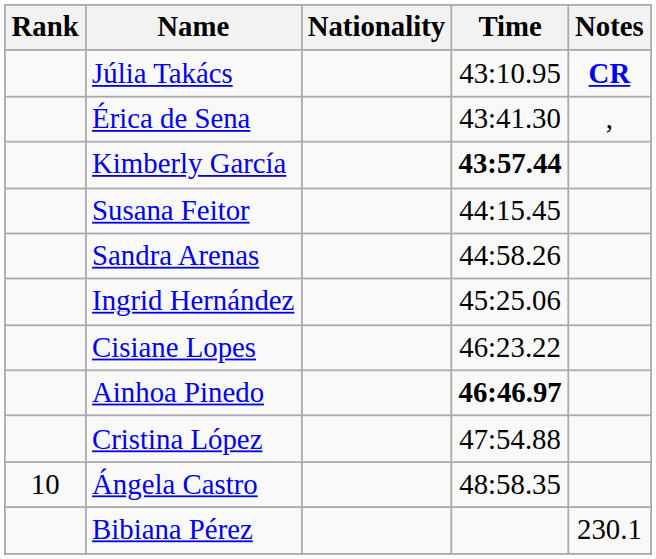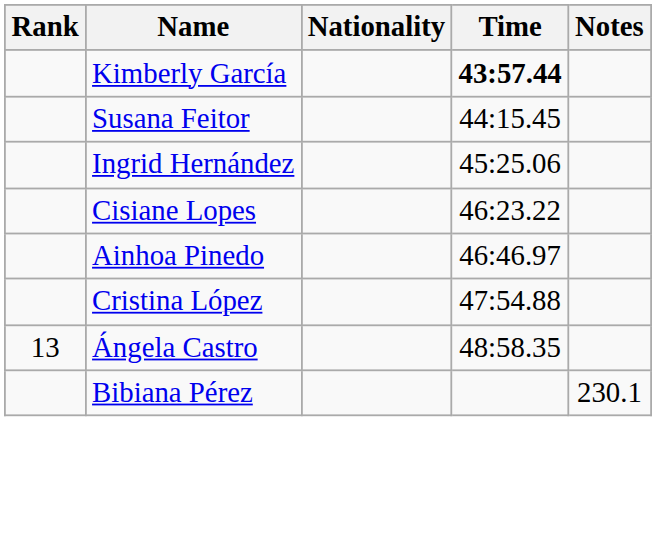- row: (162, 73)
- row: (171, 118)
- row: (176, 255)
(510, 392) bold -> (510, 255) normal
(45, 484) 10 -> (45, 347) 13
